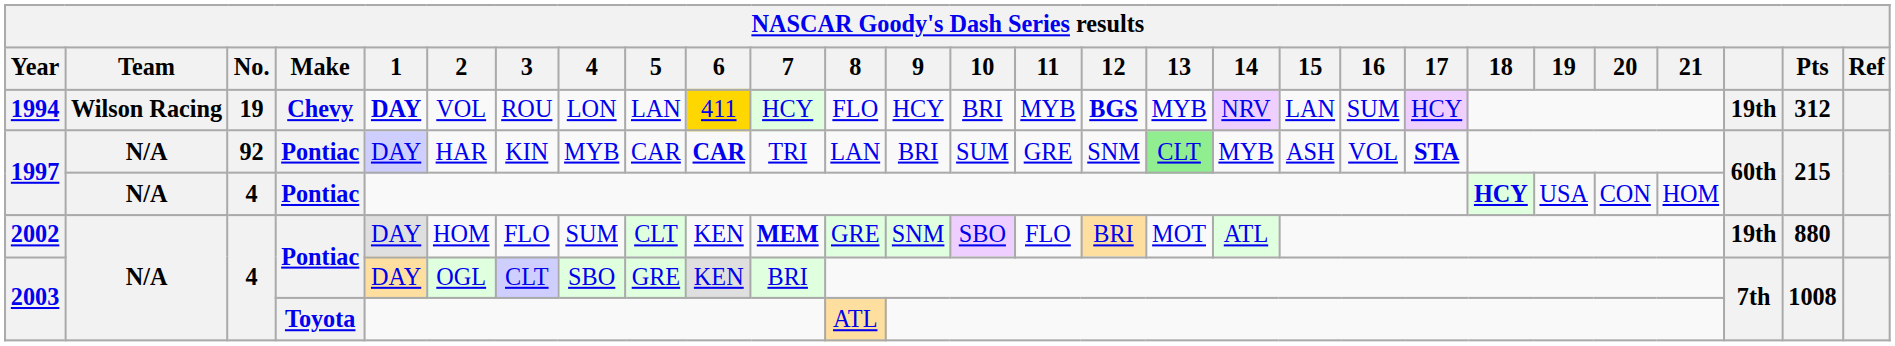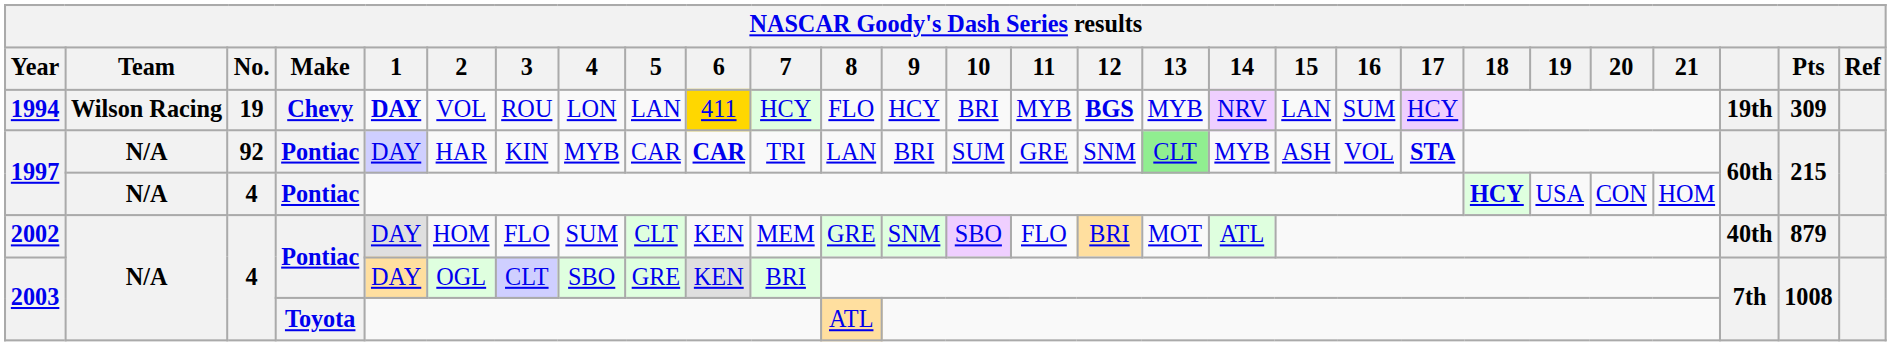(1812, 109) 312 -> (1808, 109) 309
(788, 235) bold -> (786, 235) normal
(1754, 235) 19th -> (1750, 235) 40th
(1812, 235) 880 -> (1808, 235) 879
